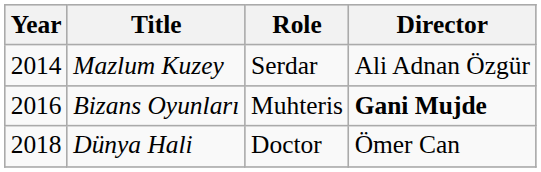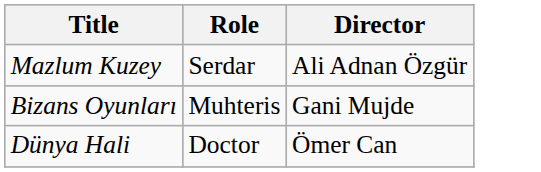- column: (36, 24)
(421, 105) bold -> (353, 105) normal
